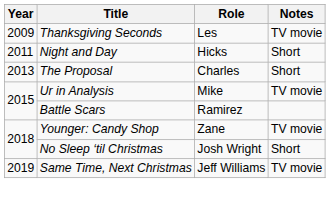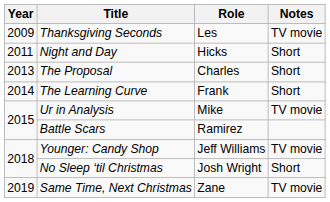+ row: (94, 91)
(211, 129) Zane -> (231, 149) Jeff Williams
(231, 168) Jeff Williams -> (211, 187) Zane
